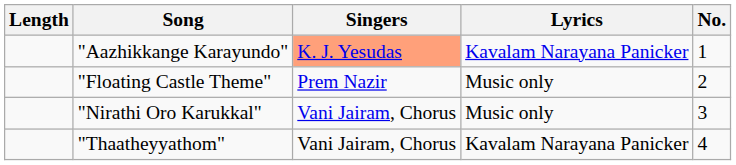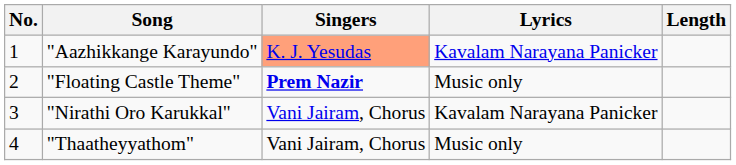columns swapped: (712, 19) <-> (39, 19)
(342, 81) normal -> (315, 81) bold
(509, 112) Music only -> (546, 112) Kavalam Narayana Panicker
(577, 143) Kavalam Narayana Panicker -> (478, 143) Music only
